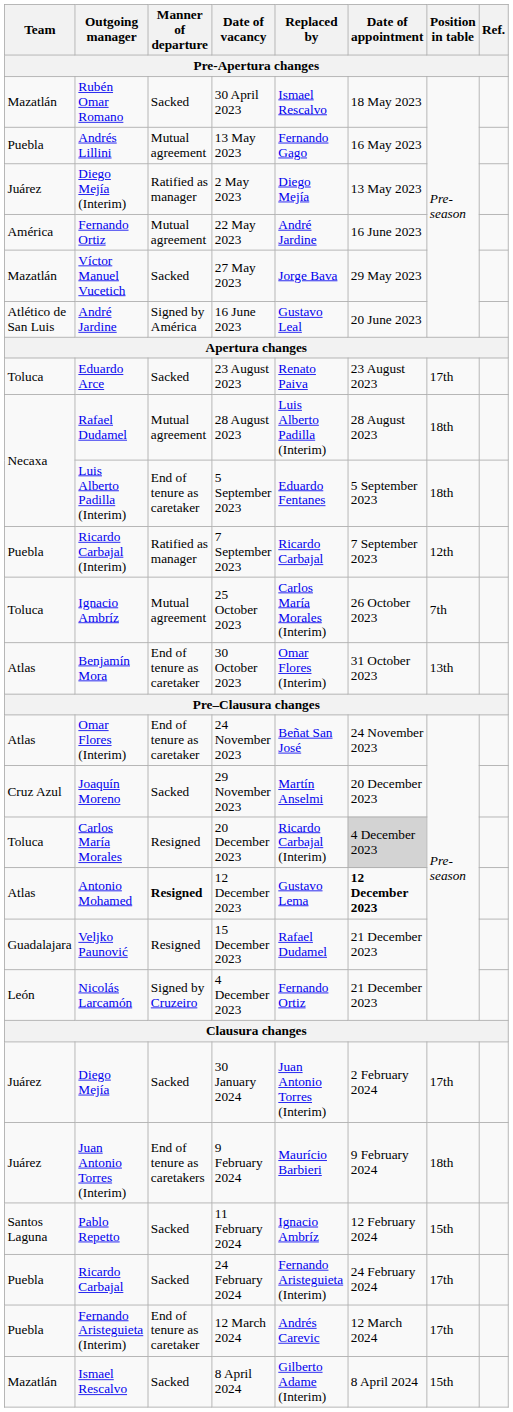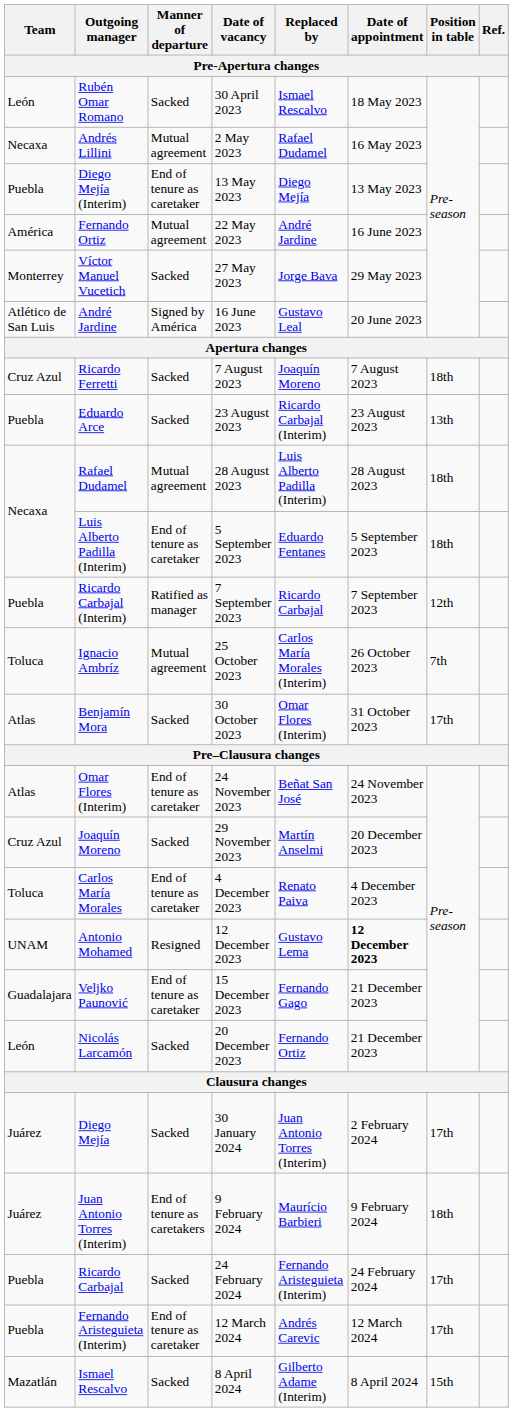(32, 101) Mazatlán -> (21, 101) León
(26, 145) Puebla -> (27, 145) Necaxa
(235, 145) 13 May 2023 -> (232, 145) 2 May 2023
(303, 145) Fernando Gago -> (303, 145) Rafael Dudamel
(24, 188) Juárez -> (26, 188) Puebla
(179, 188) Ratified as manager -> (175, 188) End of tenure as caretaker
(232, 188) 2 May 2023 -> (235, 188) 13 May 2023
(32, 275) Mazatlán -> (36, 275) Monterrey
+ row: (99, 376)
(25, 376) Toluca -> (26, 419) Puebla
(297, 376) Renato Paiva -> (302, 419) Ricardo Carbajal (Interim)
(442, 376) 17th -> (442, 419) 13th
(175, 668) End of tenure as caretaker -> (170, 719) Sacked
(442, 668) 13th -> (442, 719) 17th
(176, 842) Resigned -> (175, 893) End of tenure as caretaker
(242, 842) 20 December 2023 -> (242, 893) 4 December 2023
(302, 842) Ricardo Carbajal (Interim) -> (297, 893) Renato Paiva
(383, 842) lightgrey background -> (383, 893) no background
(21, 893) Atlas -> (28, 944) UNAM
(177, 893) bold -> (176, 944) normal
(176, 944) Resigned -> (175, 995) End of tenure as caretaker
(303, 944) Rafael Dudamel -> (303, 995) Fernando Gago
(178, 995) Signed by Cruzeiro -> (170, 1046) Sacked
(242, 995) 4 December 2023 -> (242, 1046) 20 December 2023
- row: (99, 1228)
